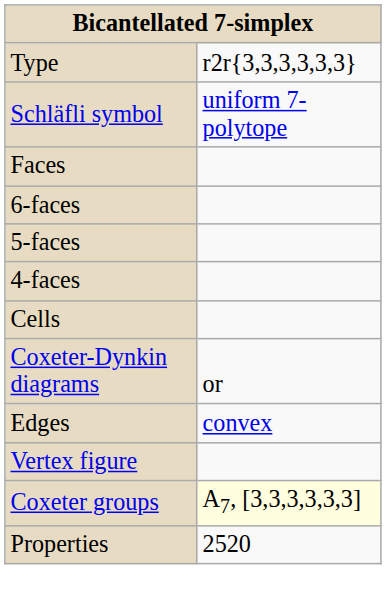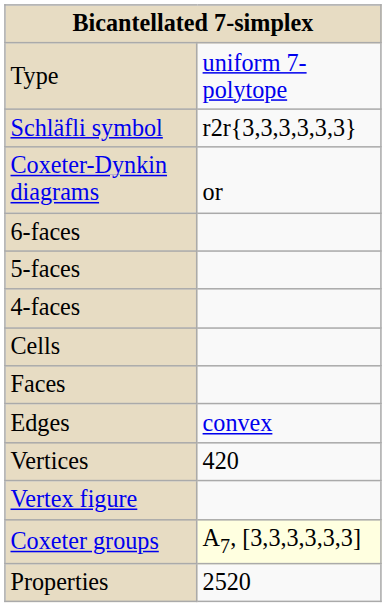(280, 62) r2r{3,3,3,3,3,3} -> (255, 75) uniform 7-polytope
(255, 114) uniform 7-polytope -> (280, 127) r2r{3,3,3,3,3,3}
rows swapped: (89, 371) <-> (38, 165)
+ row: (49, 461)
